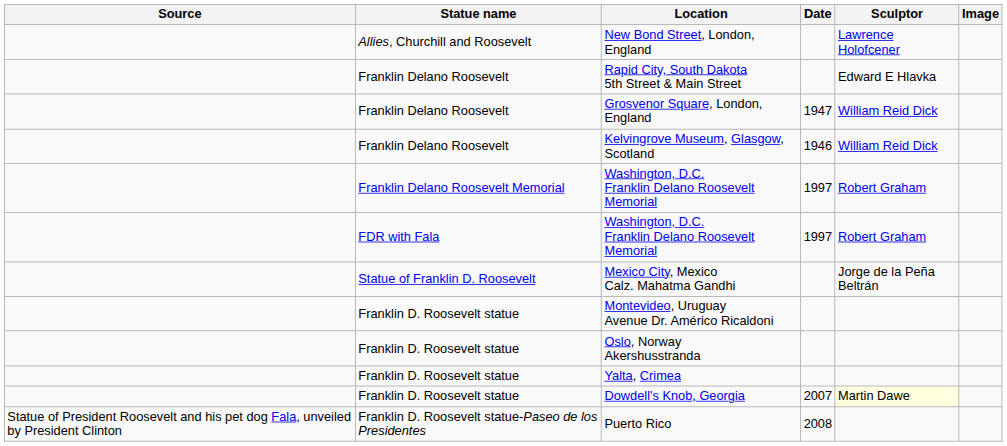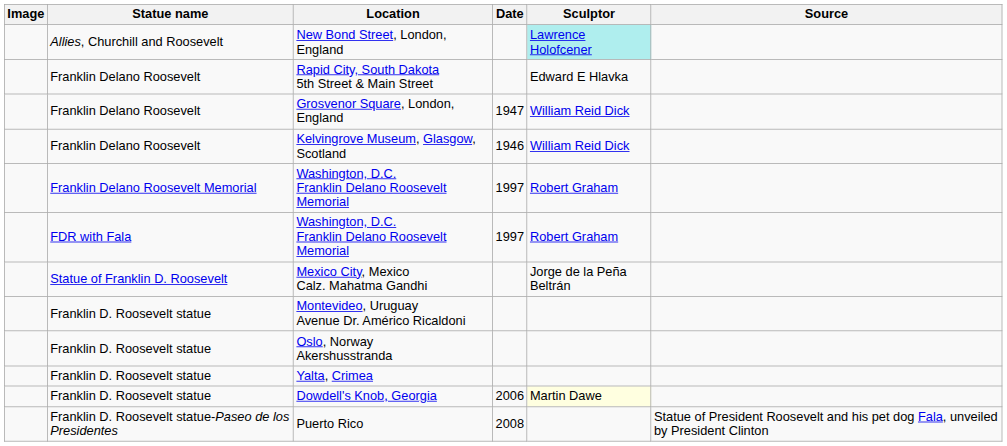columns swapped: (981, 14) <-> (180, 14)
(869, 42) no background -> (561, 42) paleturquoise background
(818, 396) 2007 -> (510, 396) 2006
